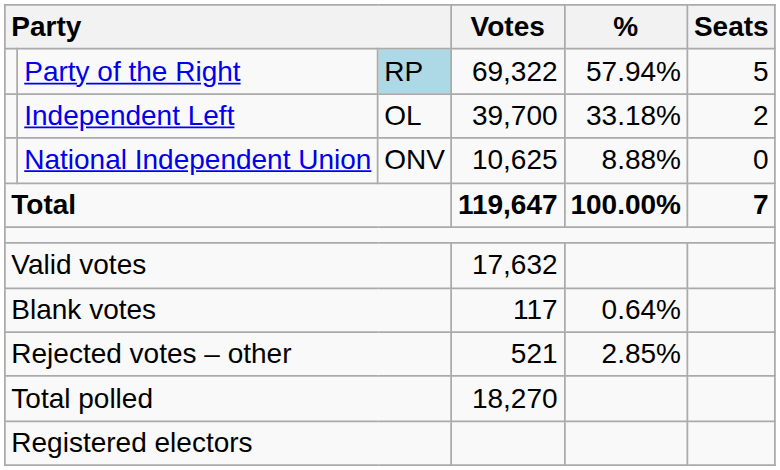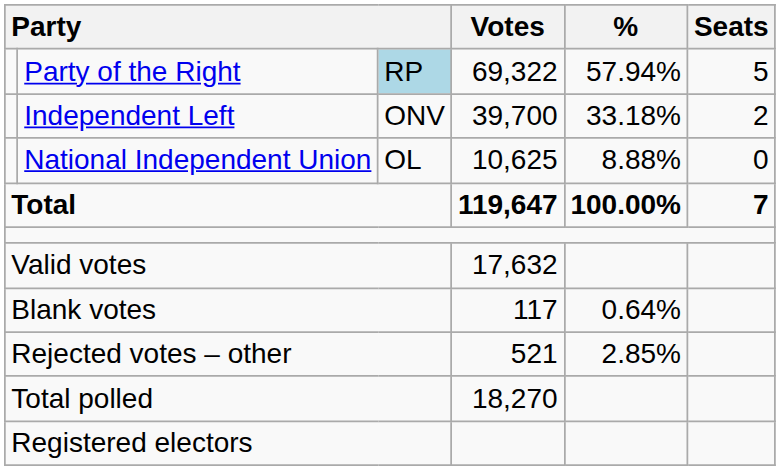(403, 115) OL -> (415, 115) ONV
(415, 159) ONV -> (403, 159) OL
